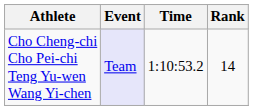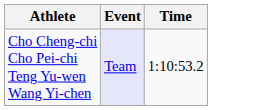- column: (228, 17)
